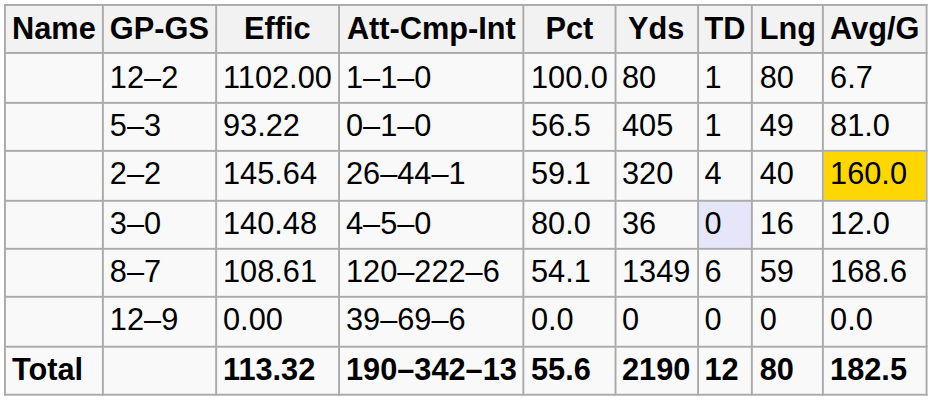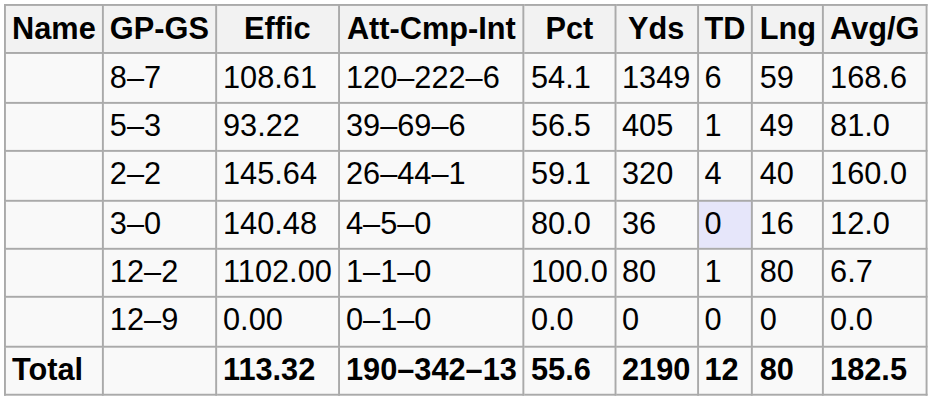rows swapped: (136, 272) <-> (144, 77)
(389, 126) 0–1–0 -> (406, 126) 39–69–6
(869, 175) gold background -> (869, 175) no background
(406, 321) 39–69–6 -> (389, 321) 0–1–0
